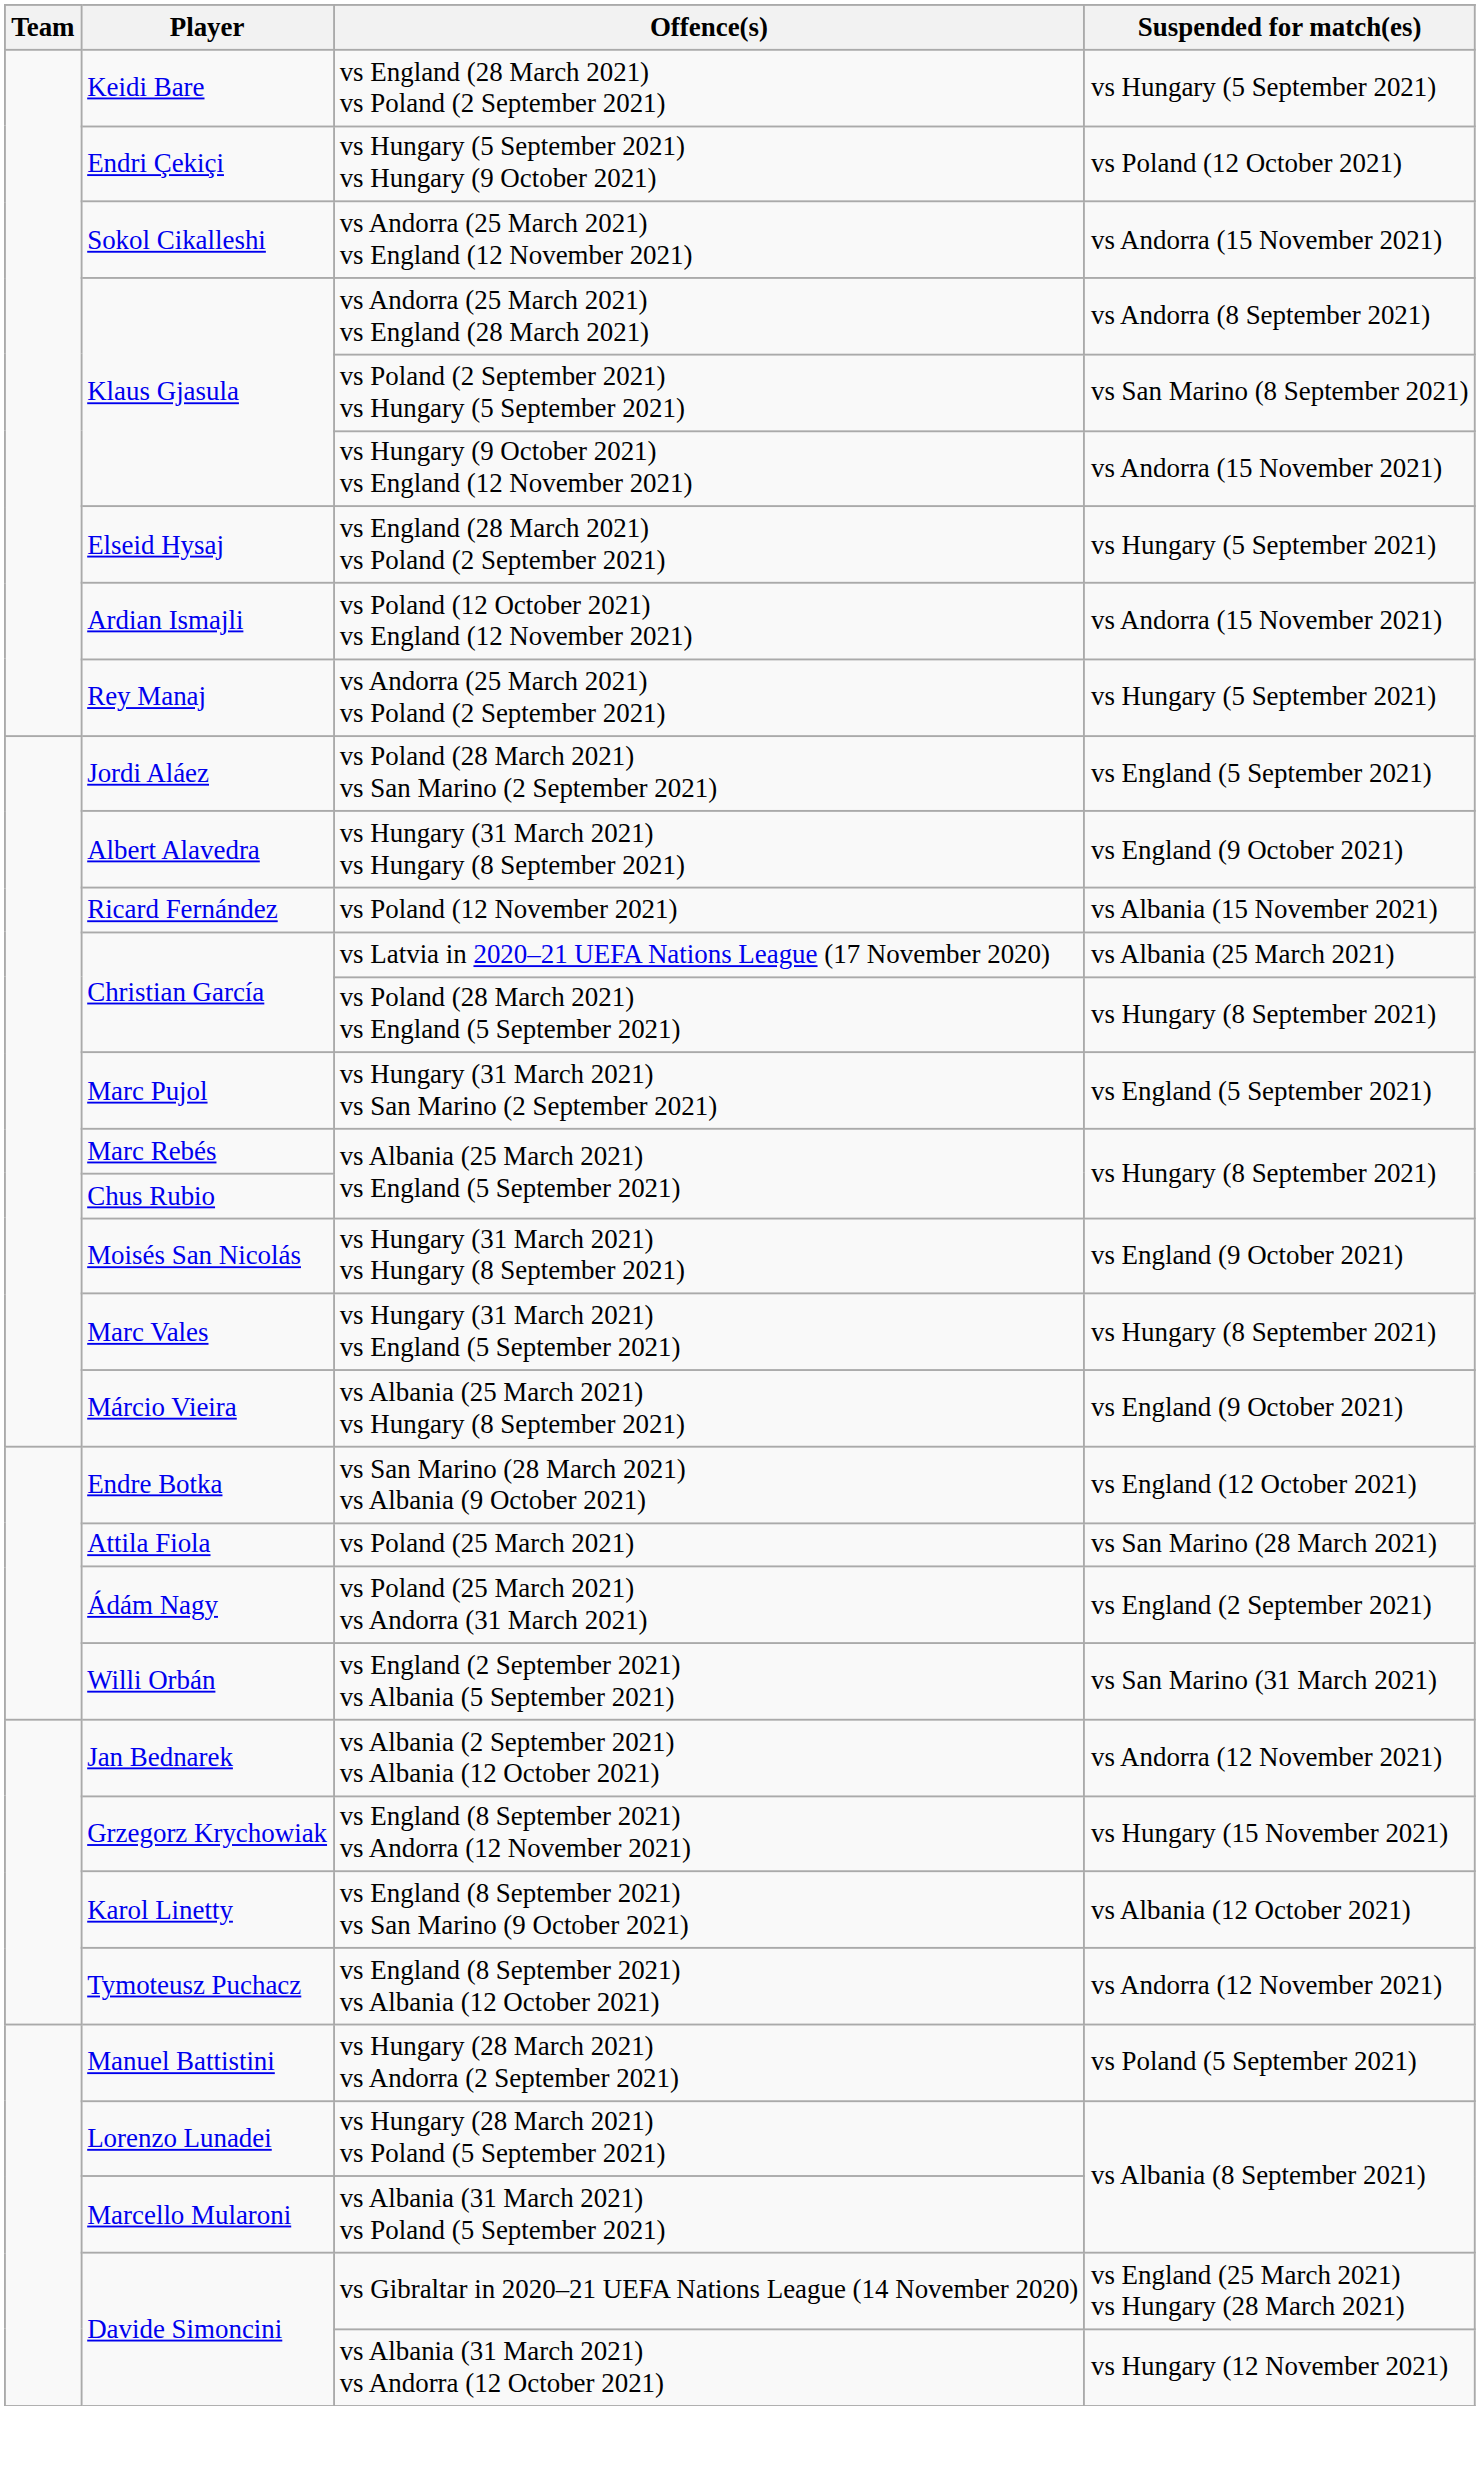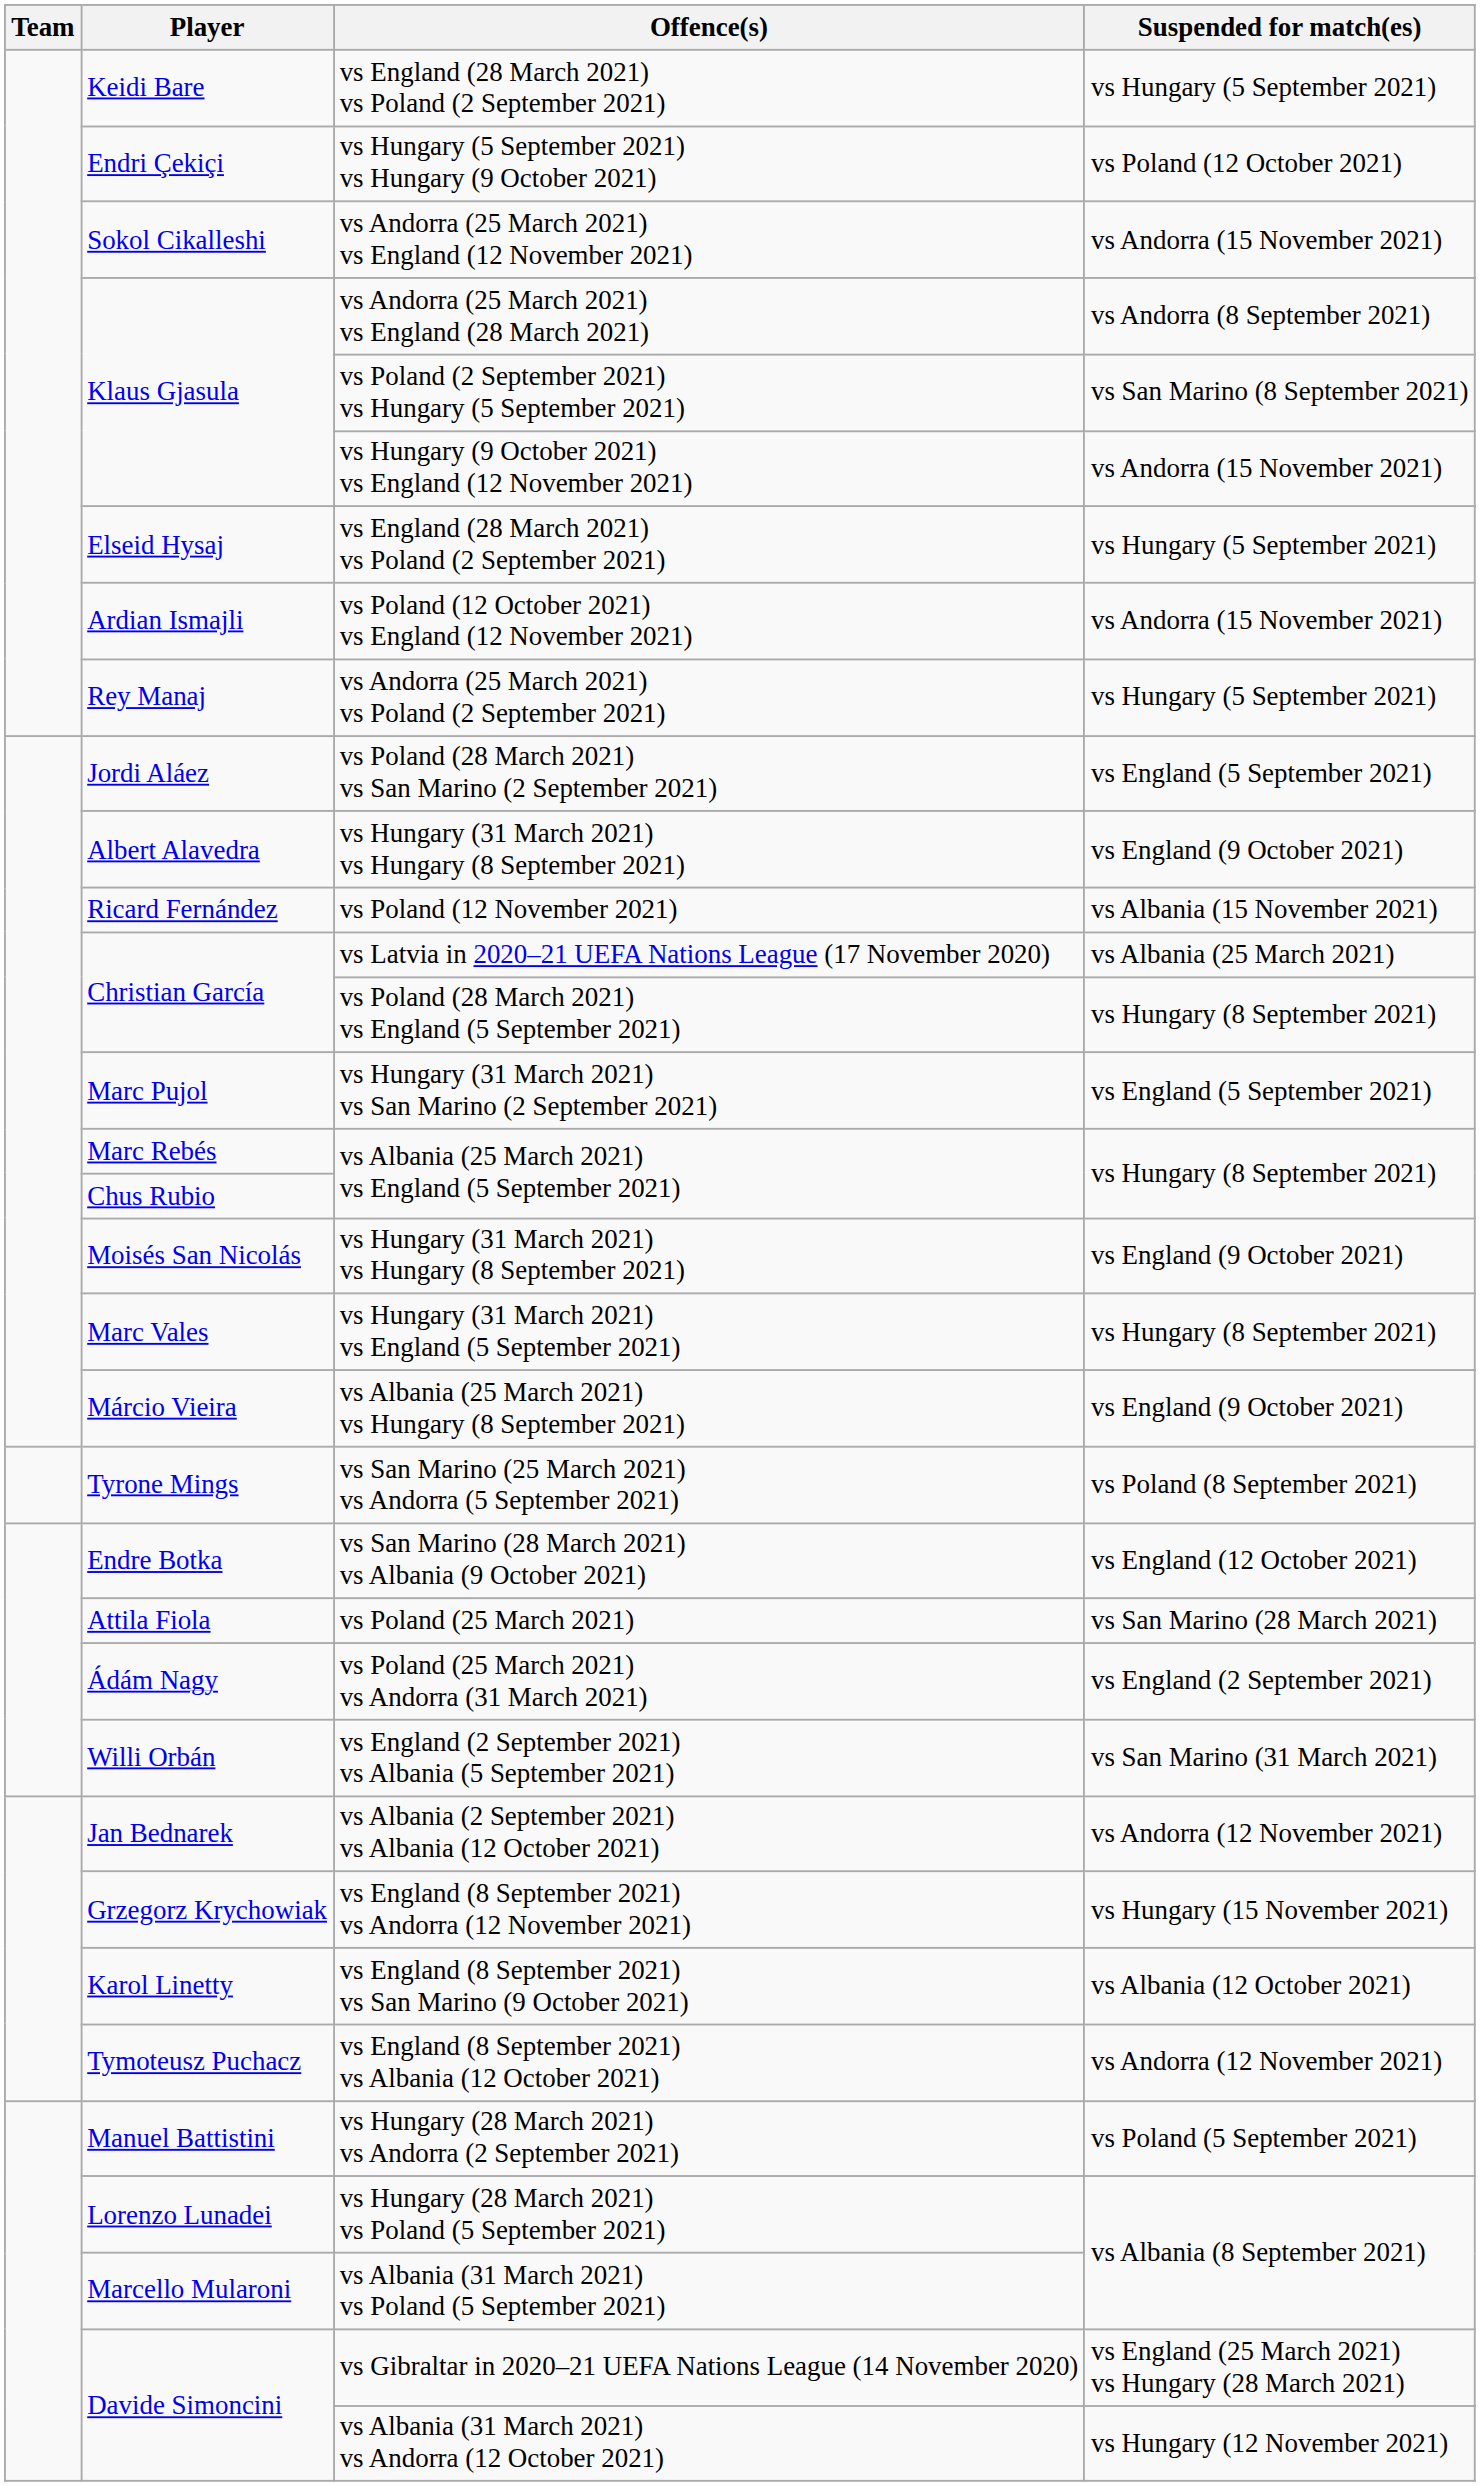+ row: (163, 1484)
